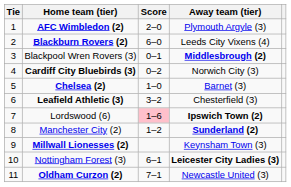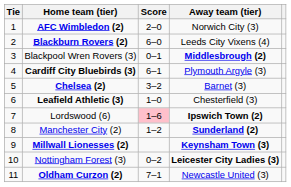(225, 26) Plymouth Argyle (3) -> (225, 26) Norwich City (3)
(154, 71) 0–2 -> (154, 71) 6–1
(225, 71) Norwich City (3) -> (225, 71) Plymouth Argyle (3)
(154, 85) 1–0 -> (154, 85) 3–2
(154, 100) 3–2 -> (154, 100) 1–0
(225, 144) normal -> (225, 144) bold
(154, 159) 6–1 -> (154, 159) 0–2
